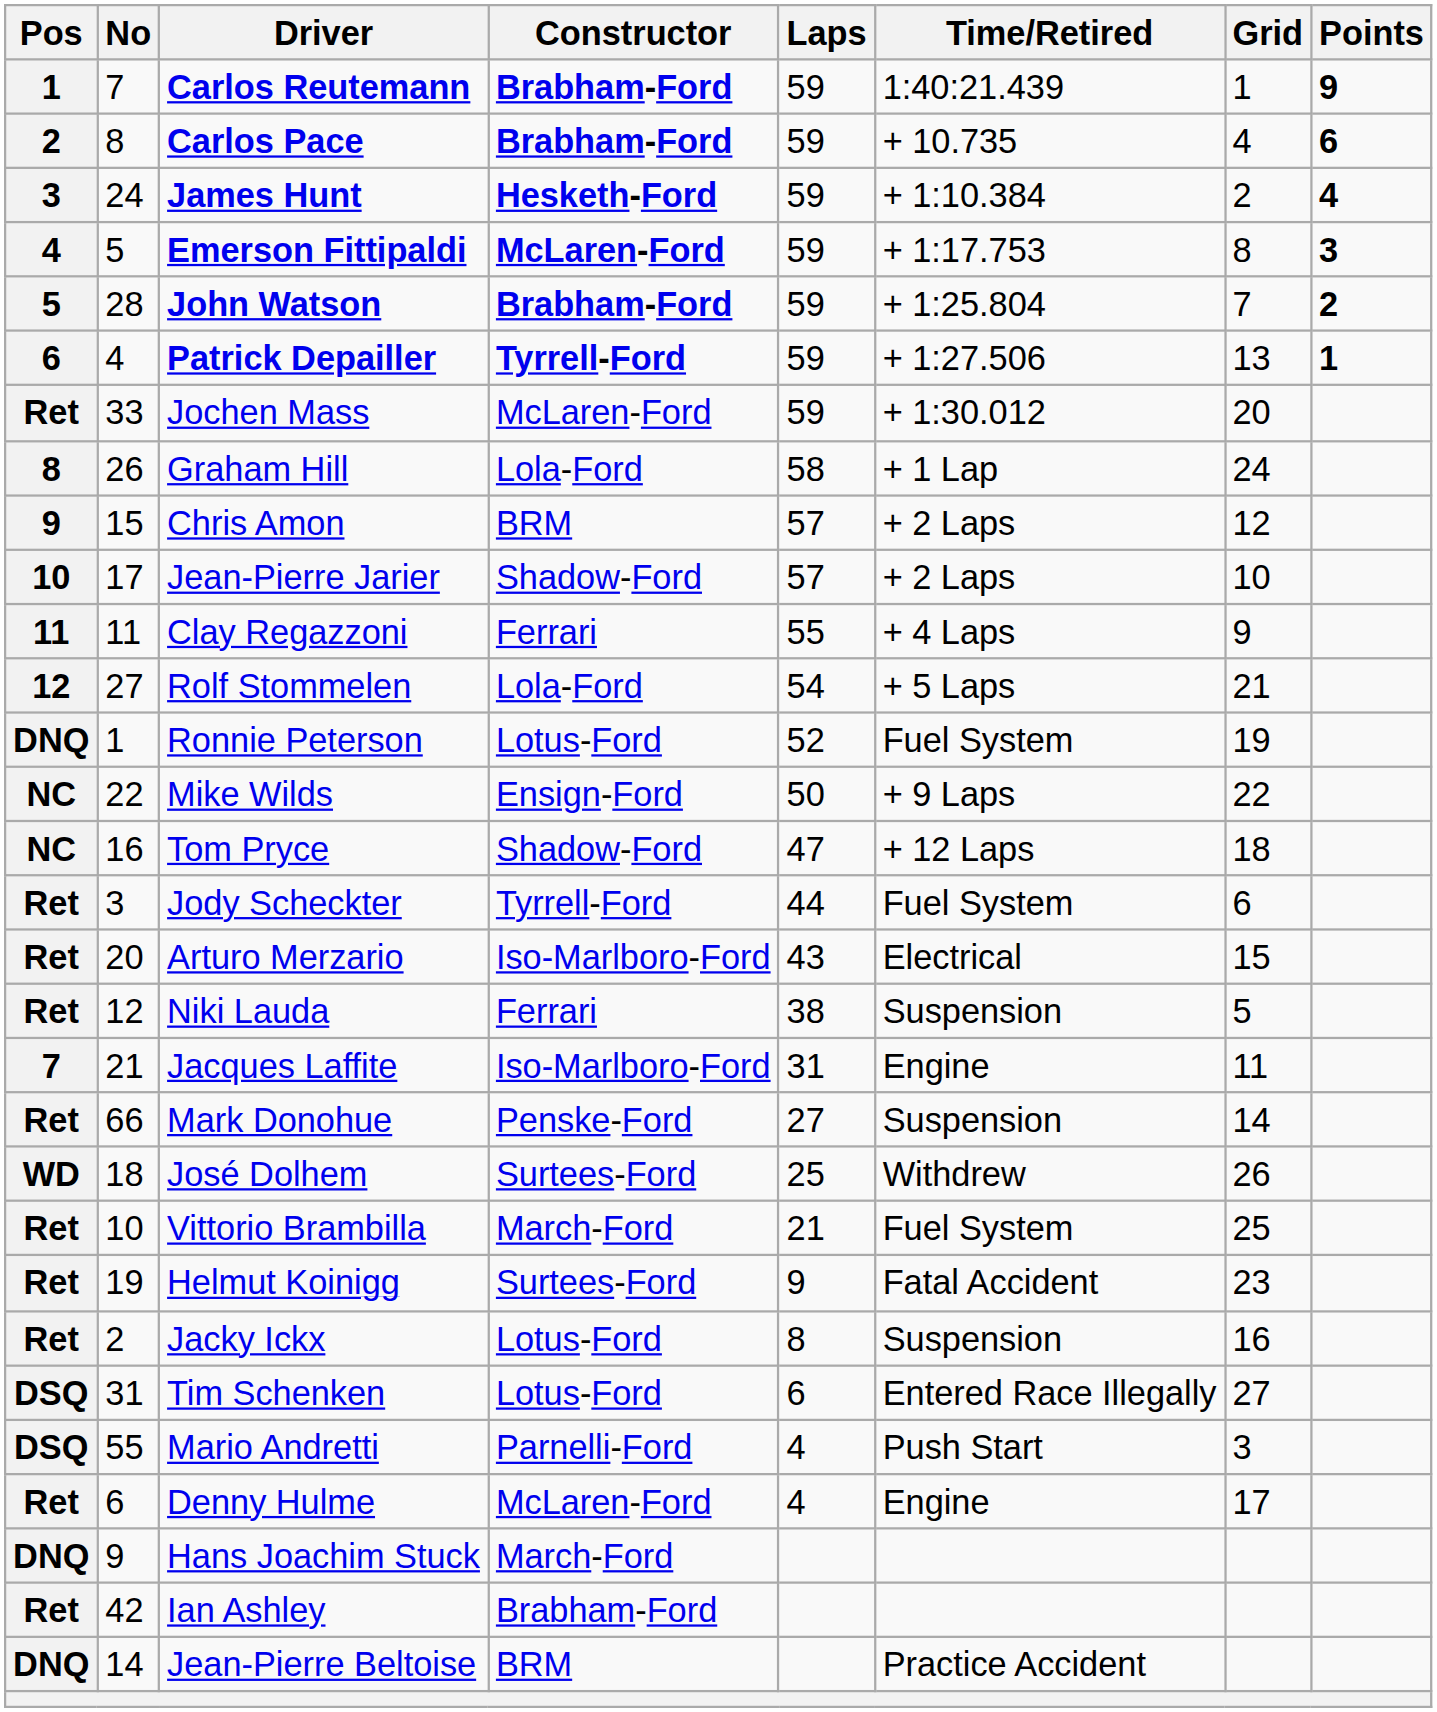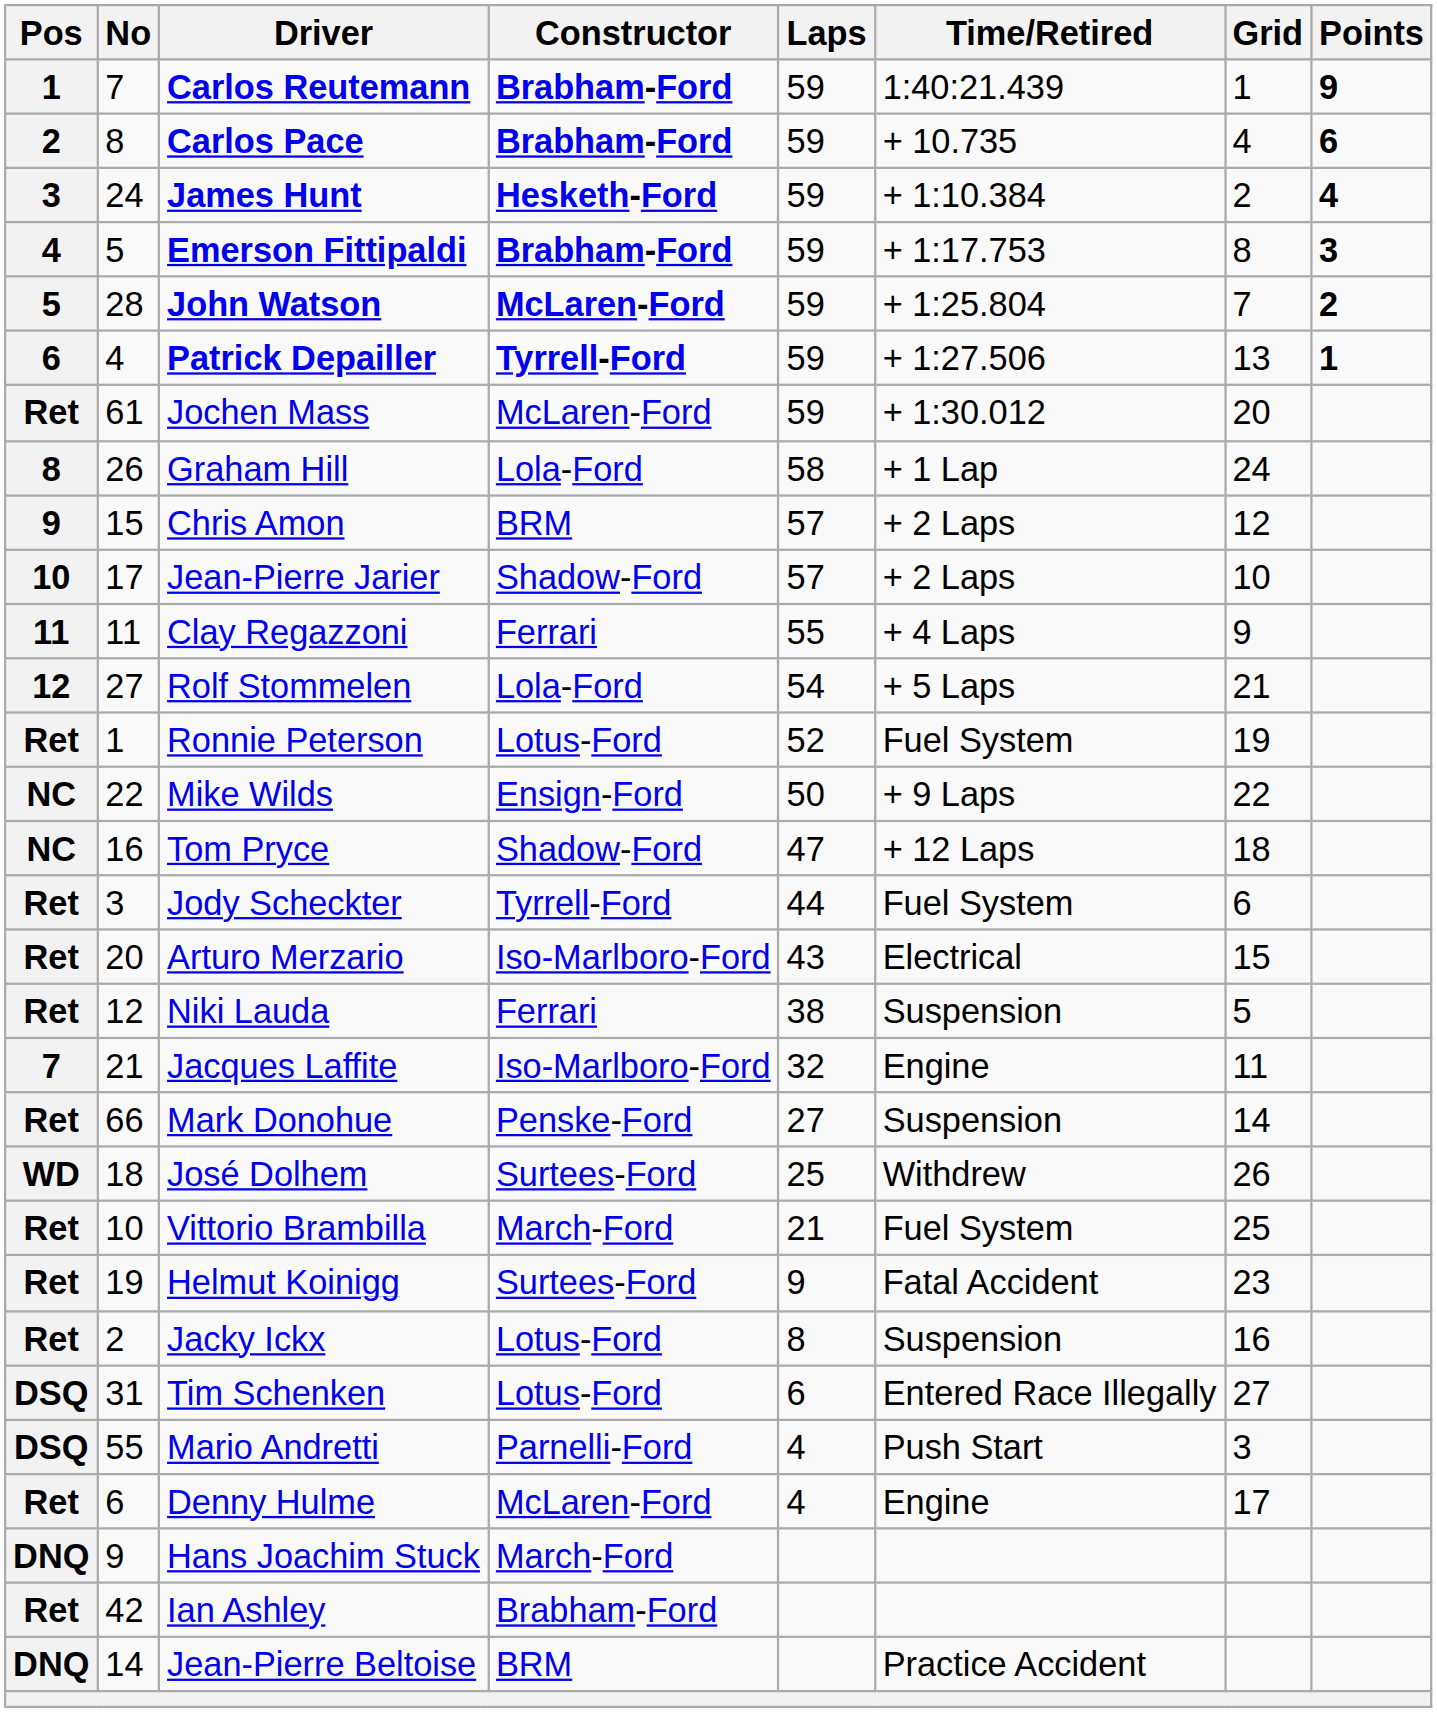(610, 250) McLaren-Ford -> (614, 250) Brabham-Ford
(614, 304) Brabham-Ford -> (610, 304) McLaren-Ford
(124, 413) 33 -> (124, 413) 61
(51, 739) DNQ -> (51, 739) Ret
(806, 1066) 31 -> (806, 1066) 32
